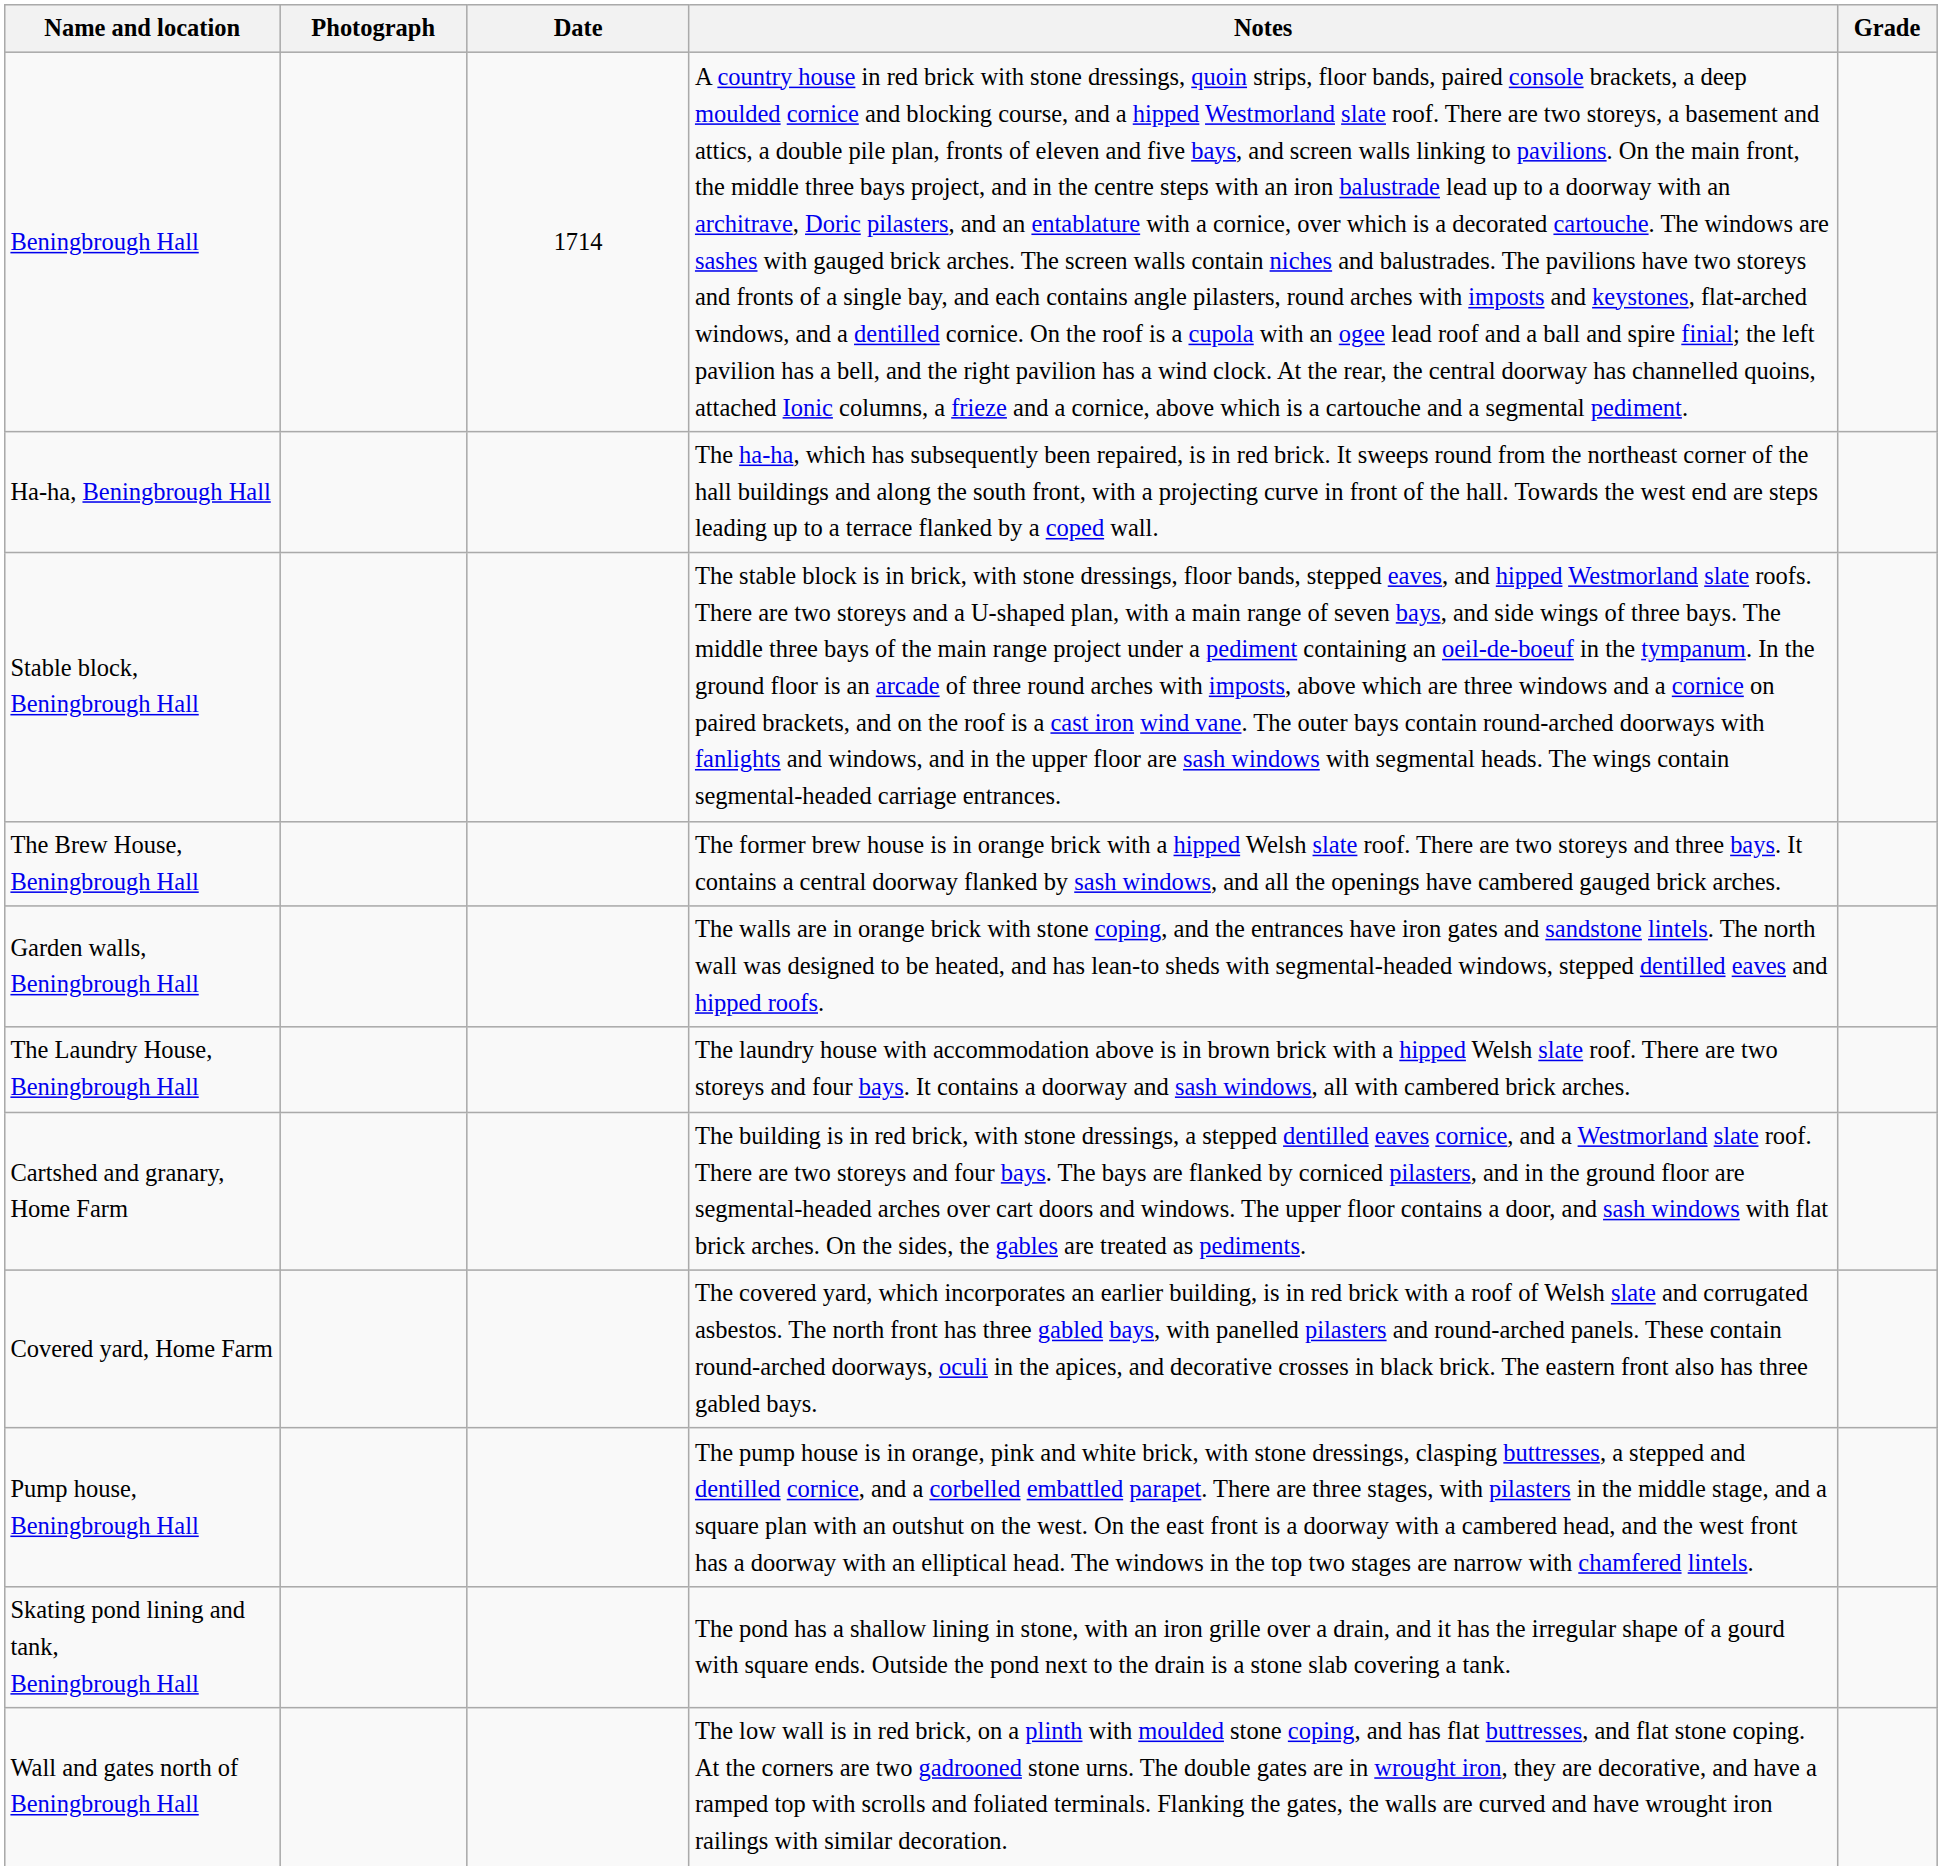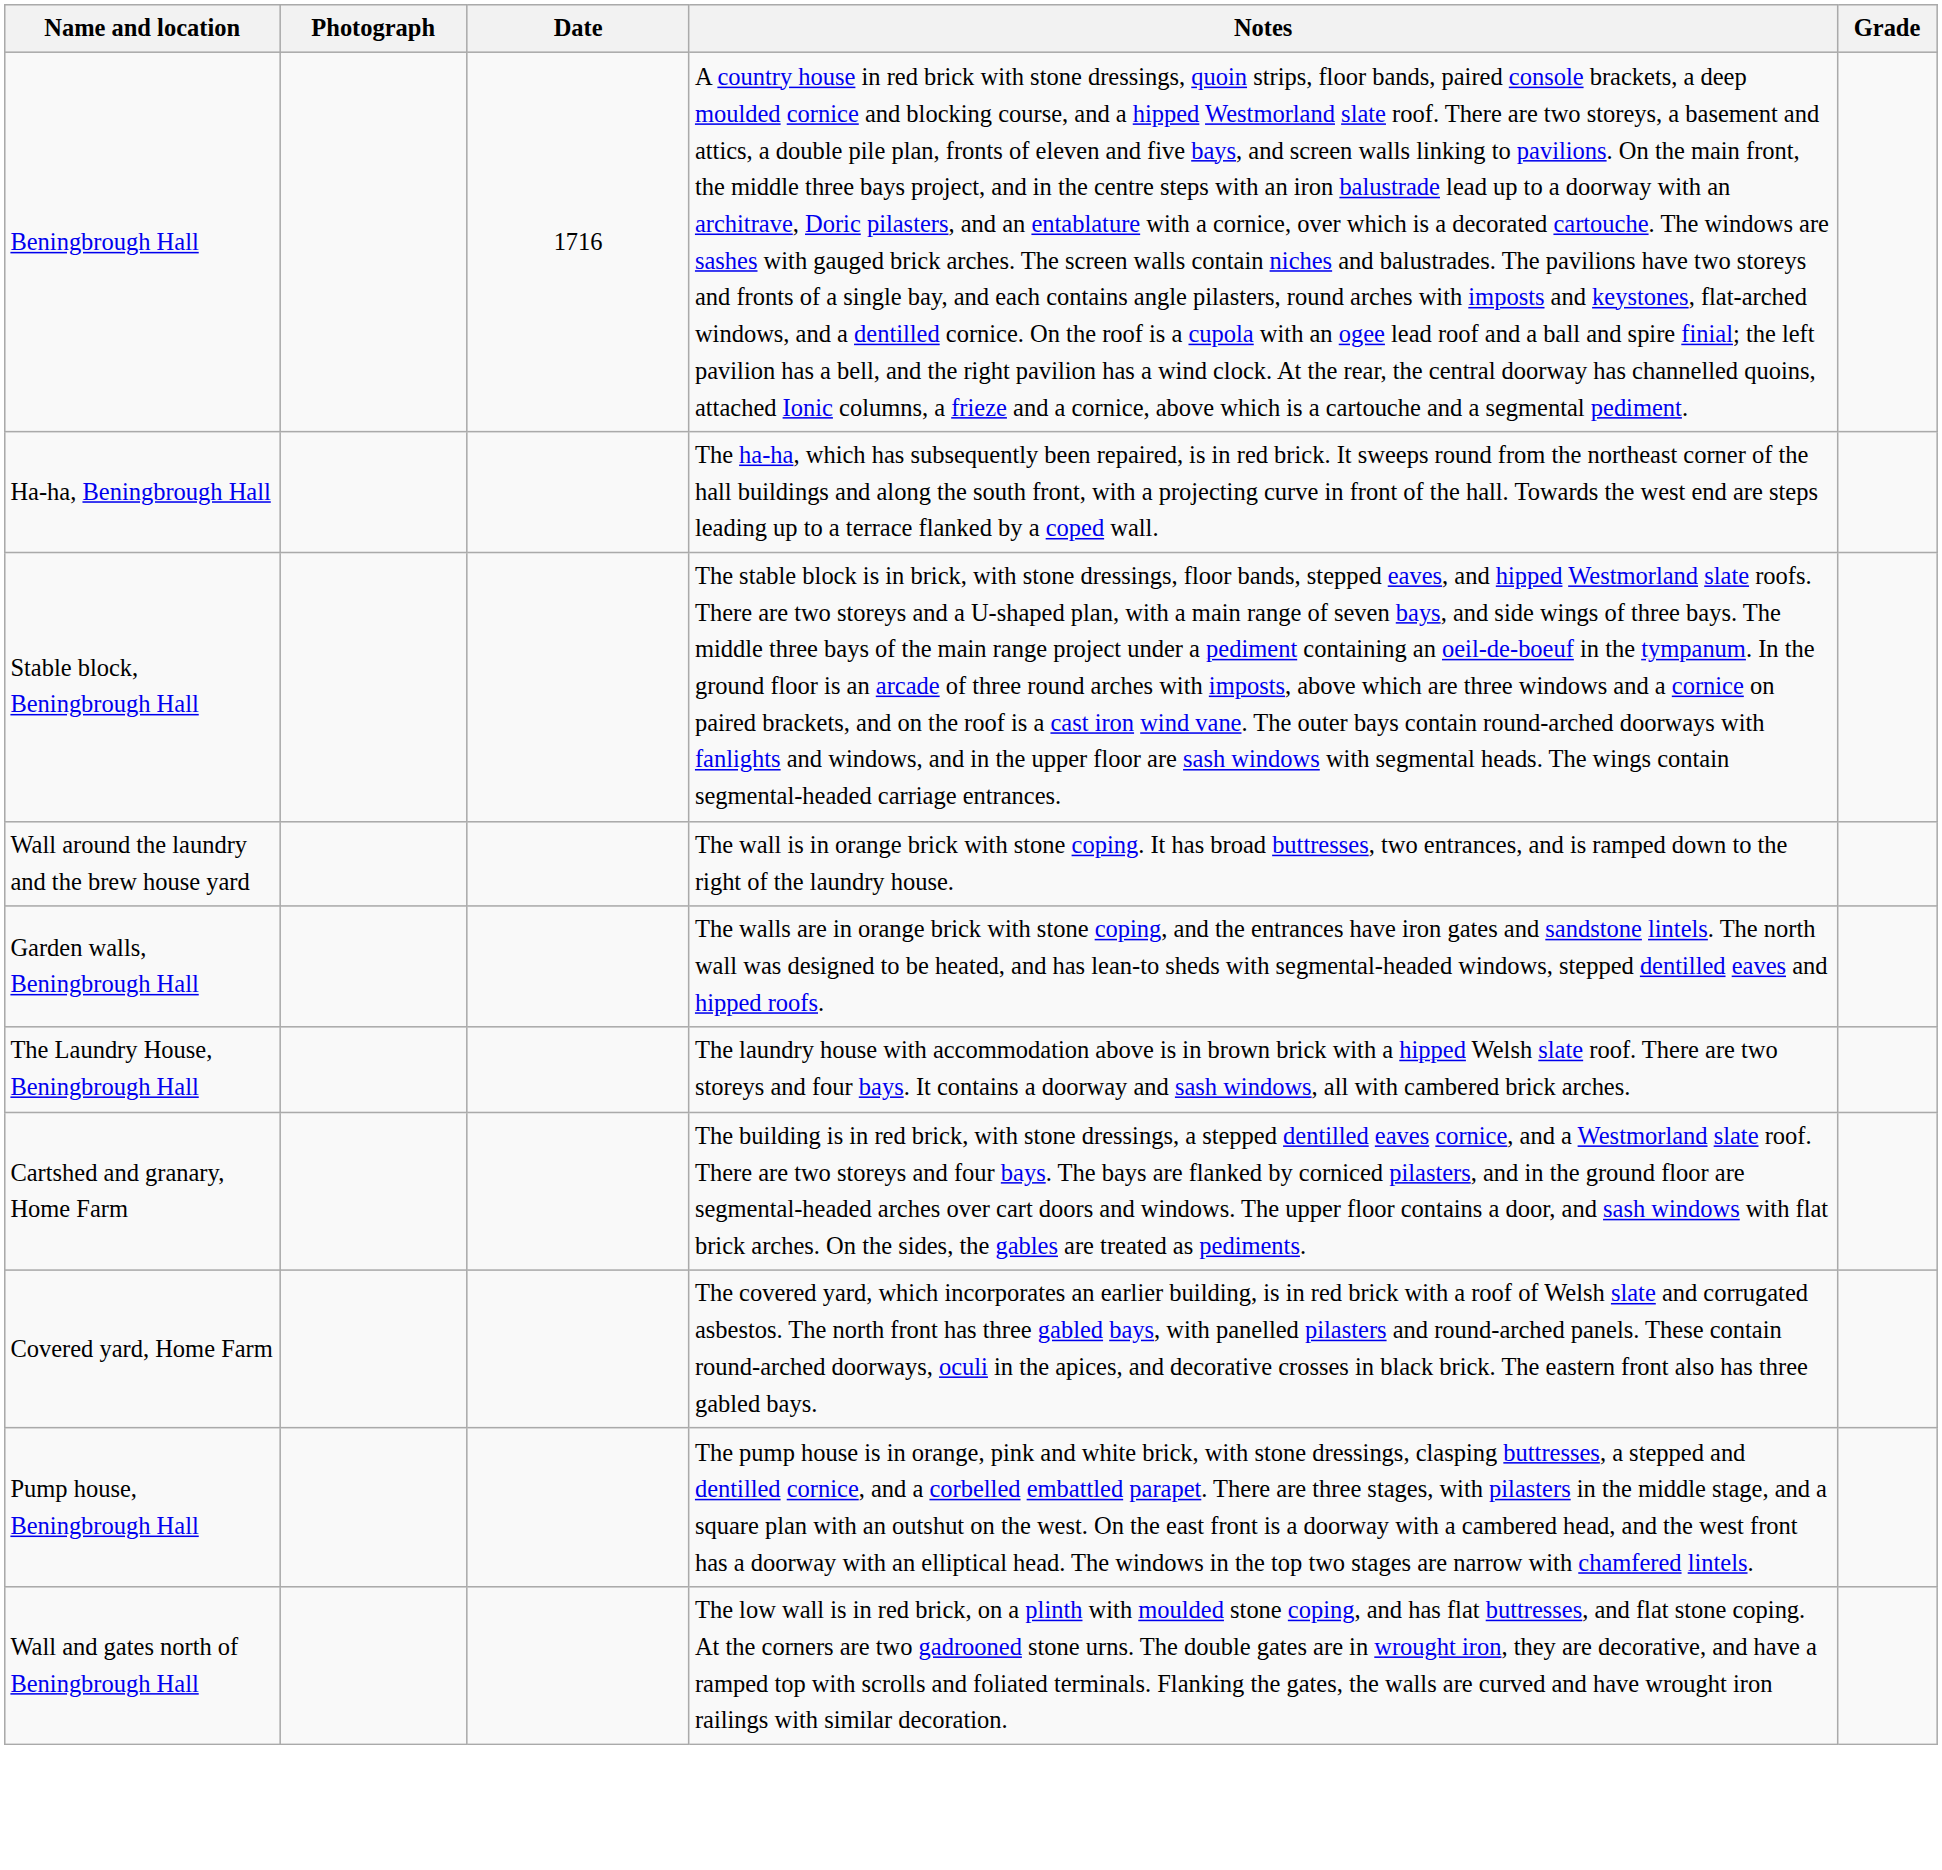(578, 241) 1714 -> (578, 241) 1716
- row: (105, 863)
+ row: (130, 863)
- row: (128, 1646)
